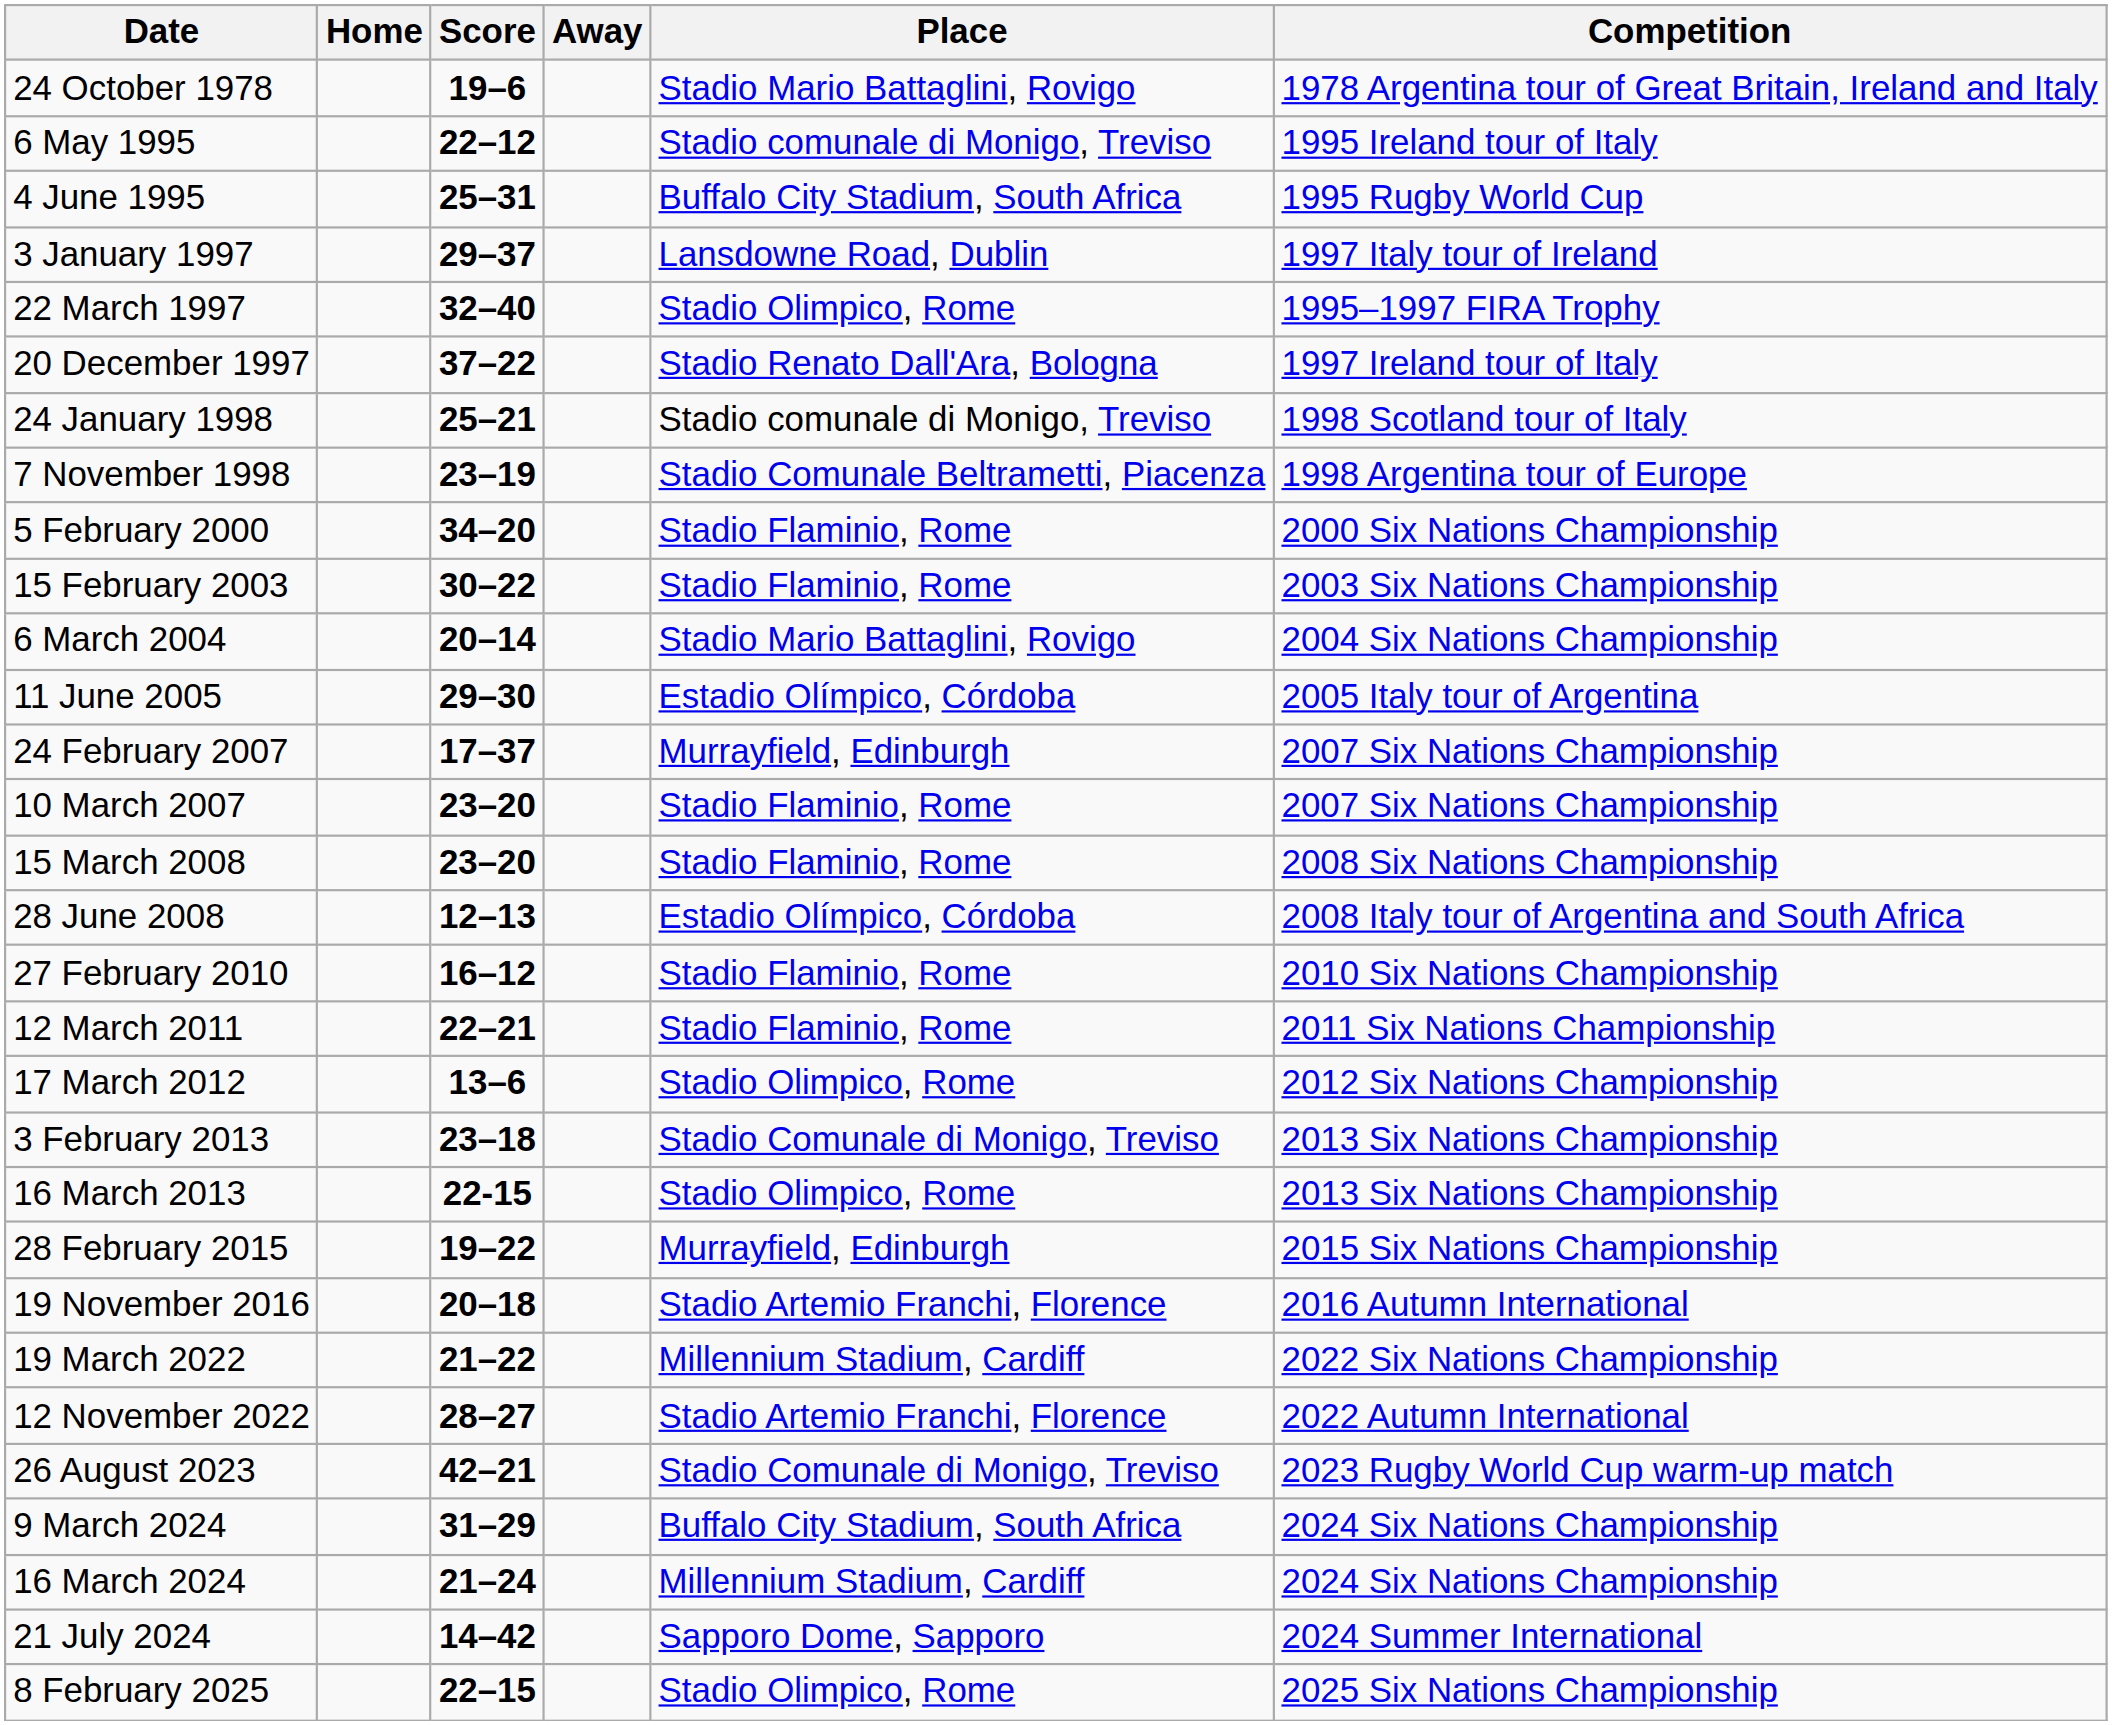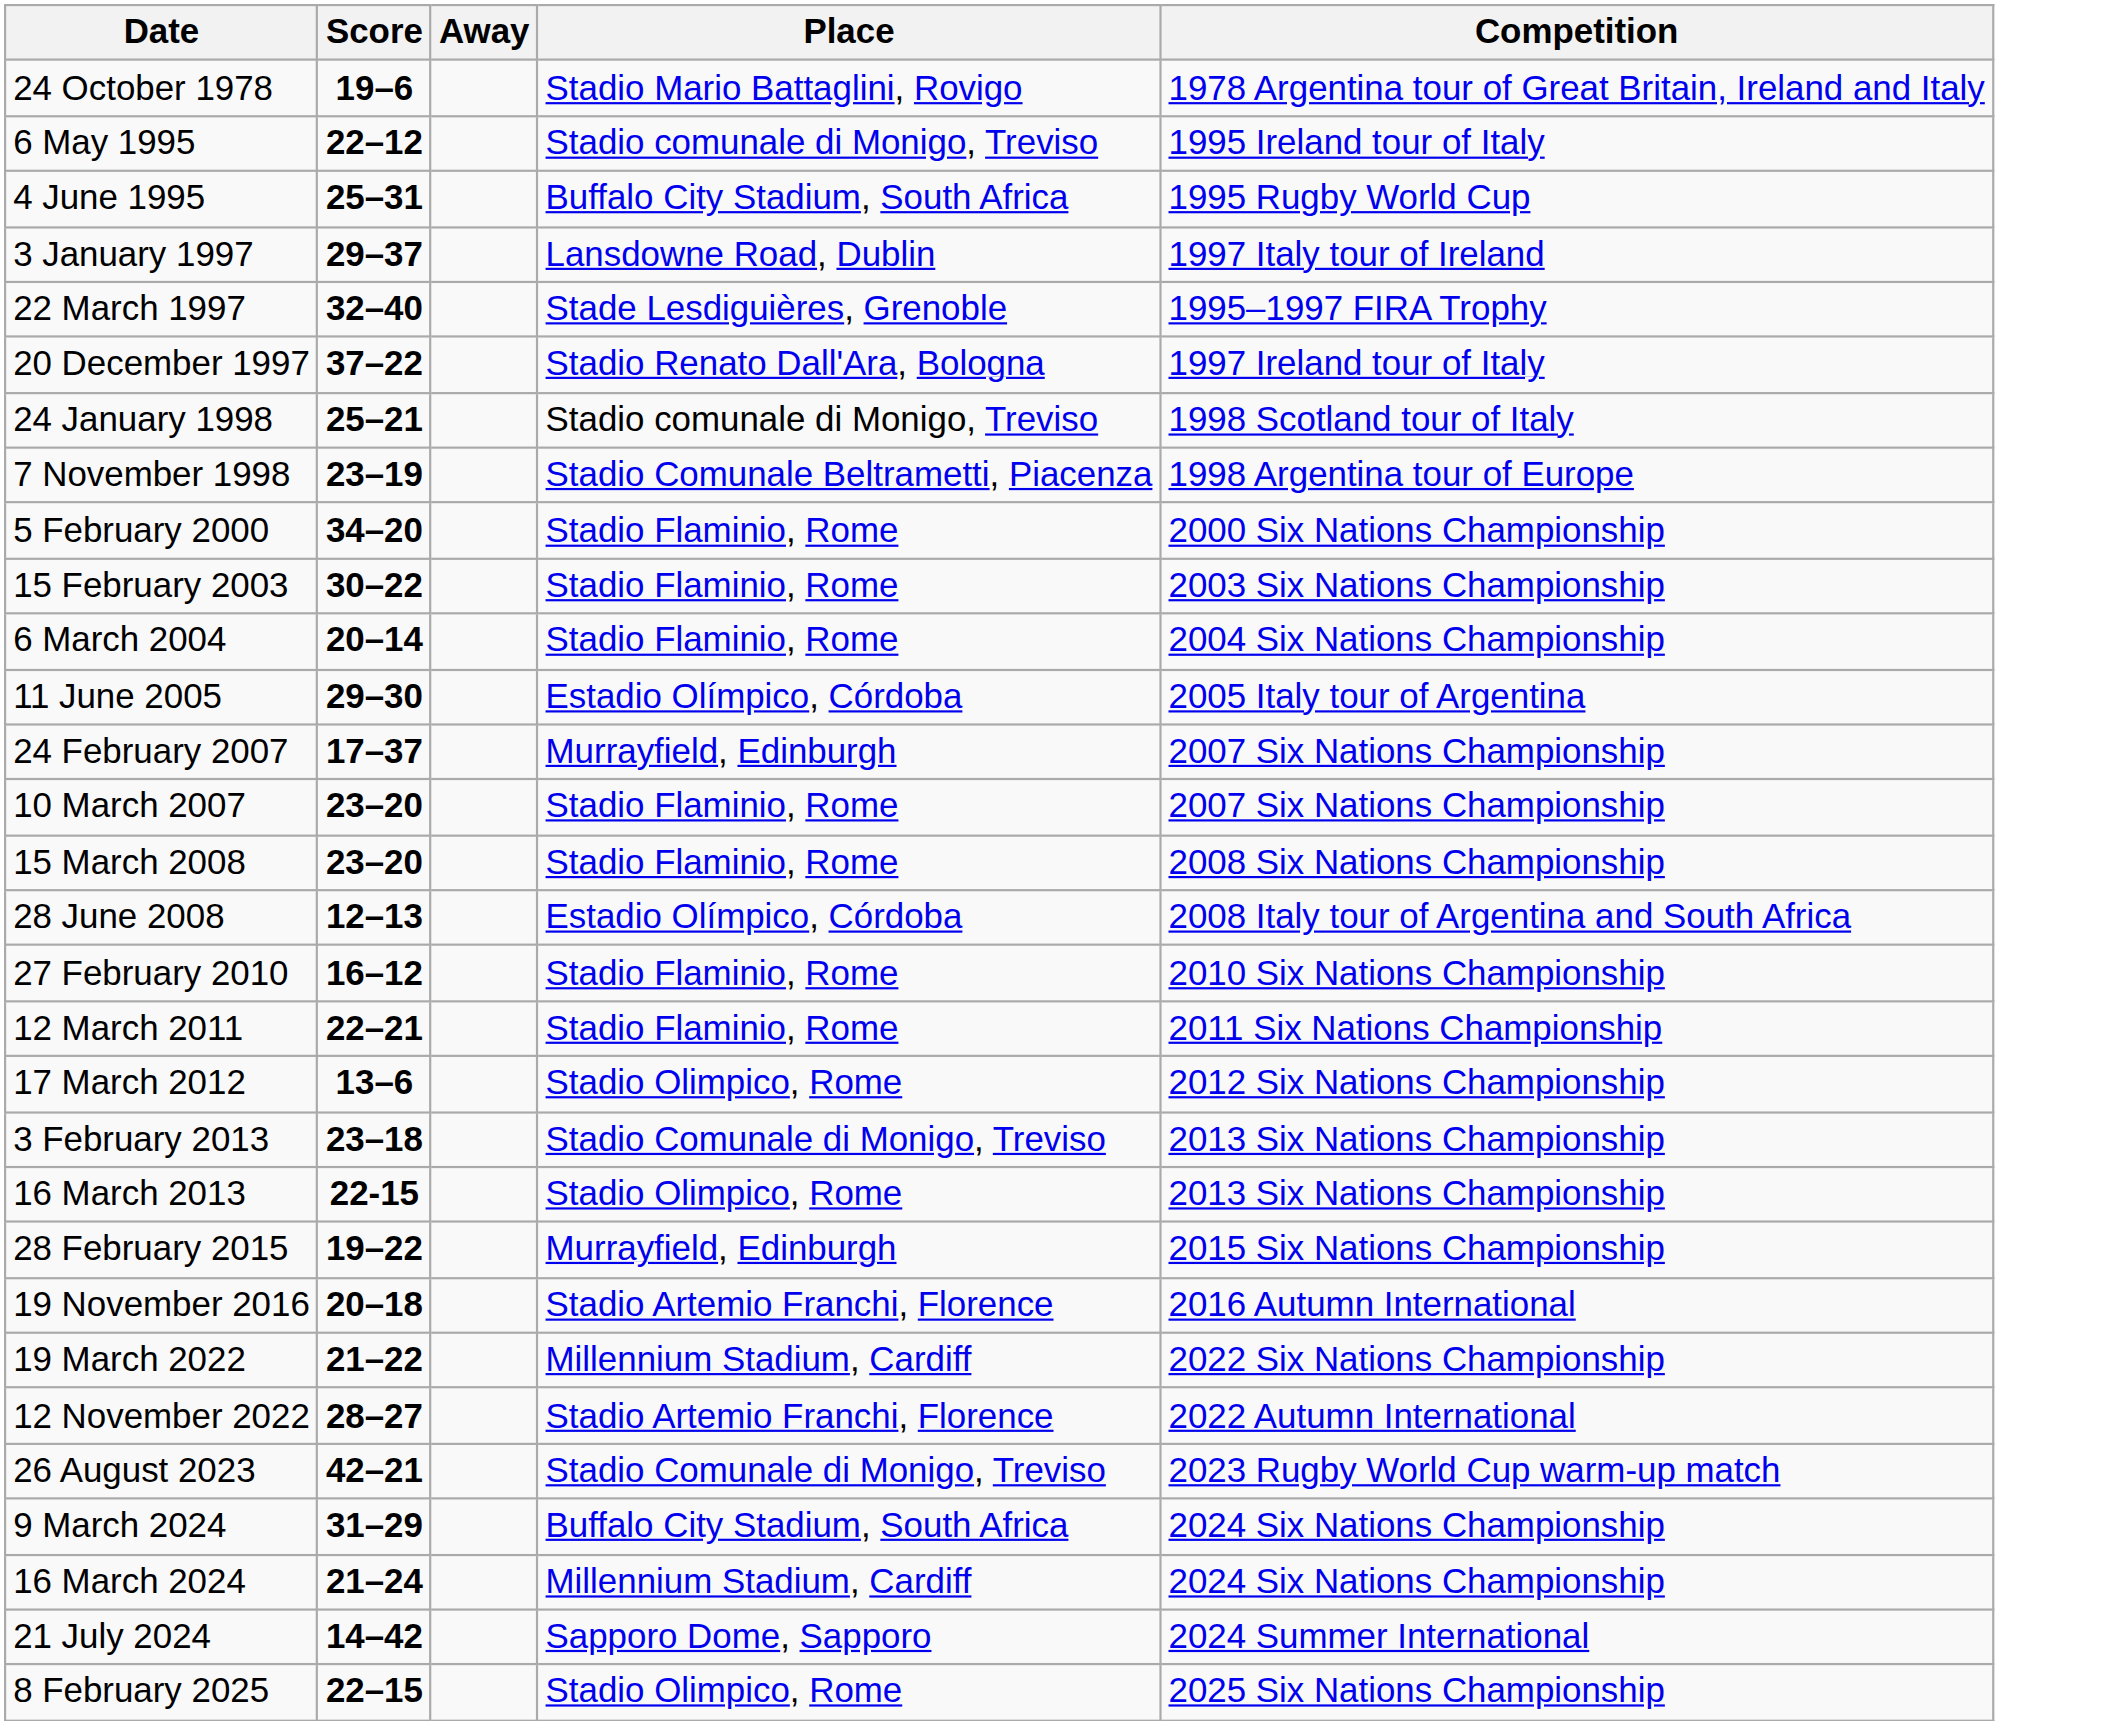- column: (374, 32)
(837, 308) Stadio Olimpico, Rome -> (776, 308) Stade Lesdiguières, Grenoble
(897, 640) Stadio Mario Battaglini, Rovigo -> (722, 640) Stadio Flaminio, Rome
